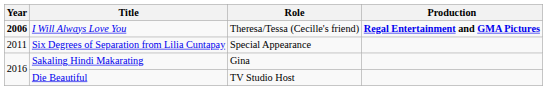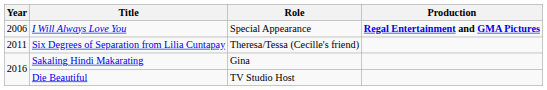(17, 28) bold -> (17, 28) normal
(295, 28) Theresa/Tessa (Cecille's friend) -> (270, 28) Special Appearance
(270, 45) Special Appearance -> (295, 45) Theresa/Tessa (Cecille's friend)
